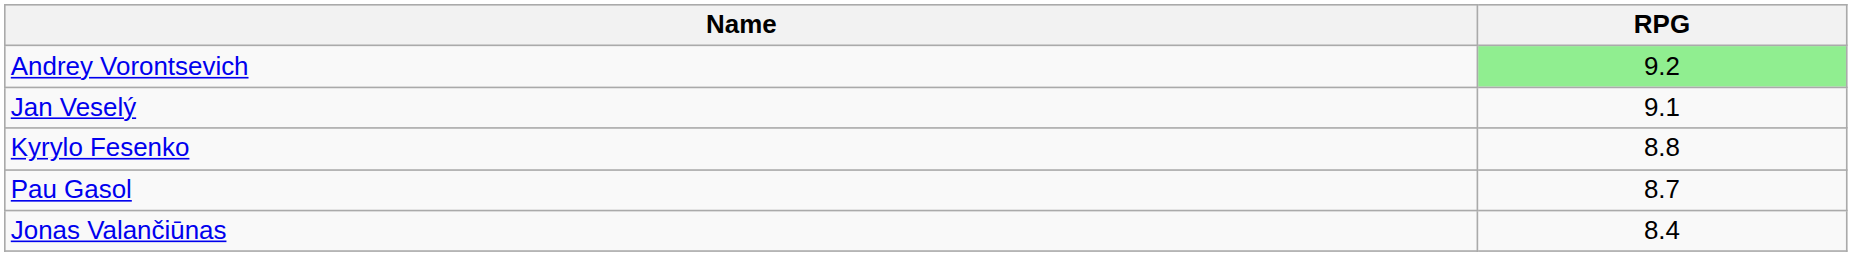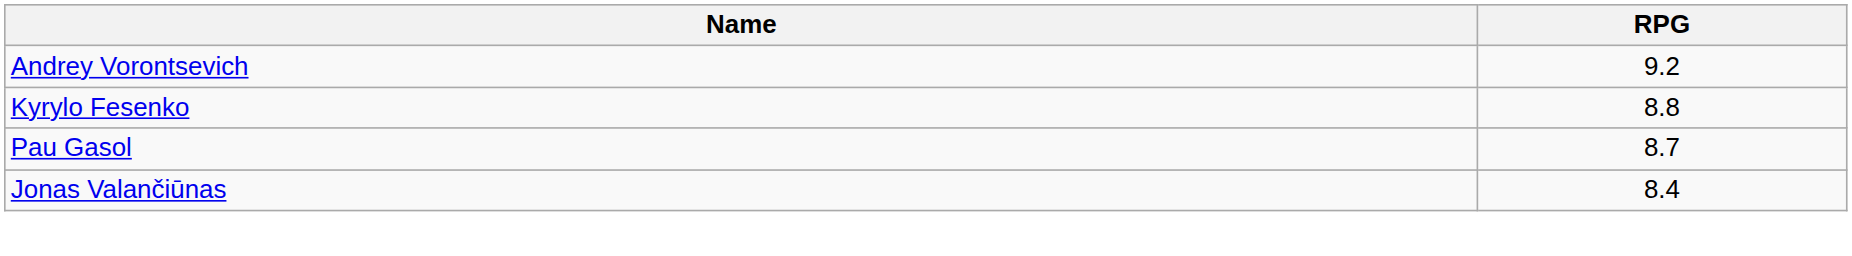(1662, 66) lightgreen background -> (1662, 66) no background
- row: (73, 107)
